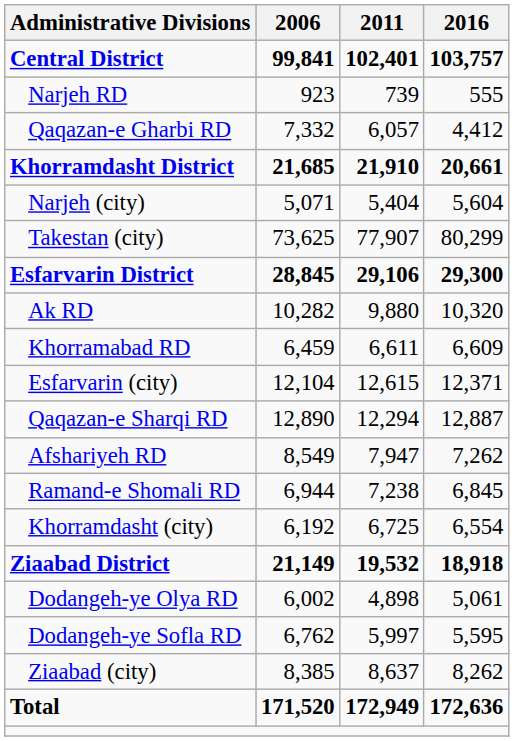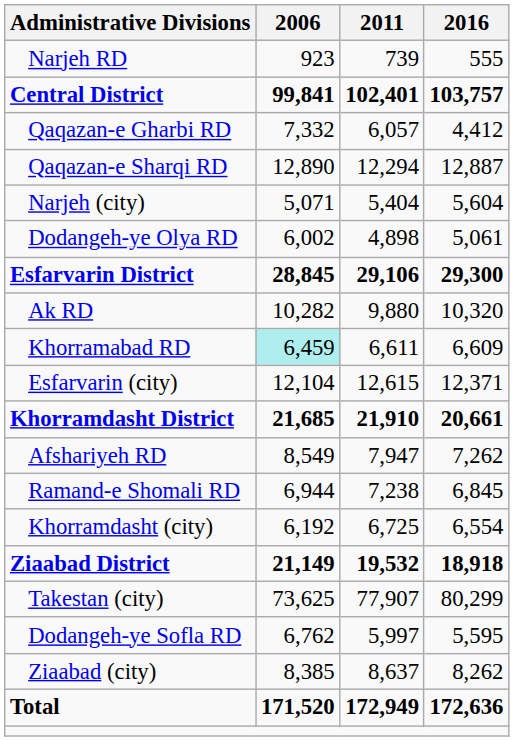rows swapped: (87, 58) <-> (78, 94)
rows swapped: (128, 418) <-> (122, 166)
rows swapped: (96, 238) <-> (133, 599)
(309, 346) no background -> (309, 346) paleturquoise background
